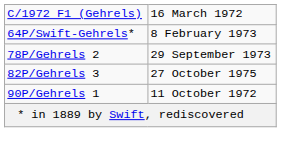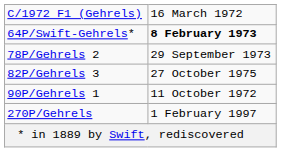(204, 34) normal -> (204, 34) bold
+ row: (50, 113)
